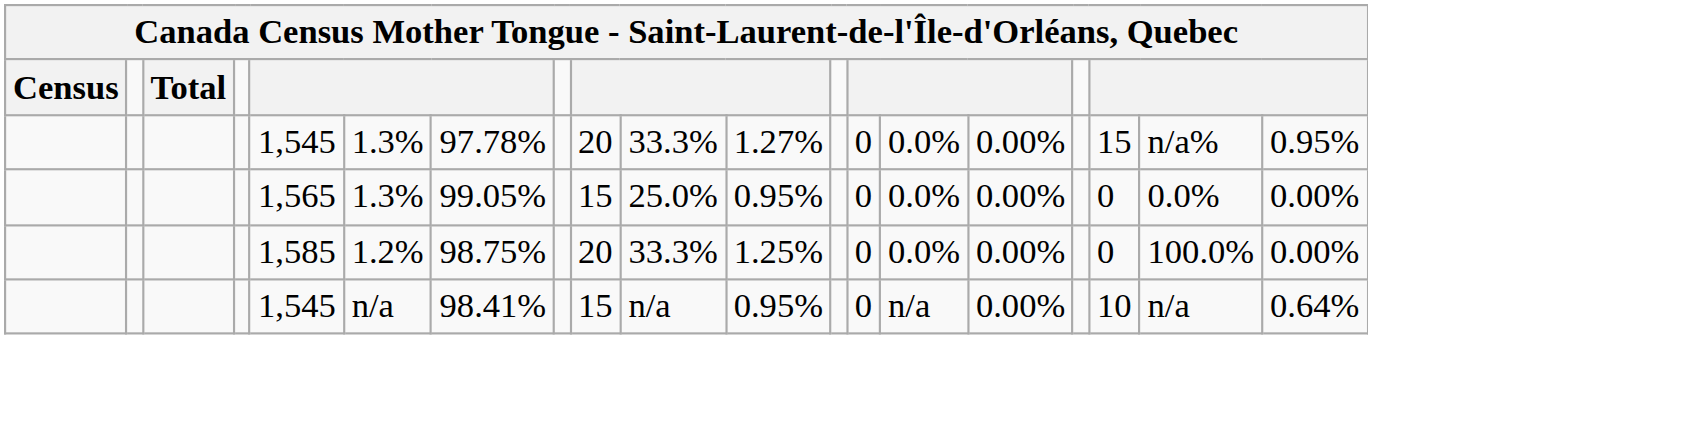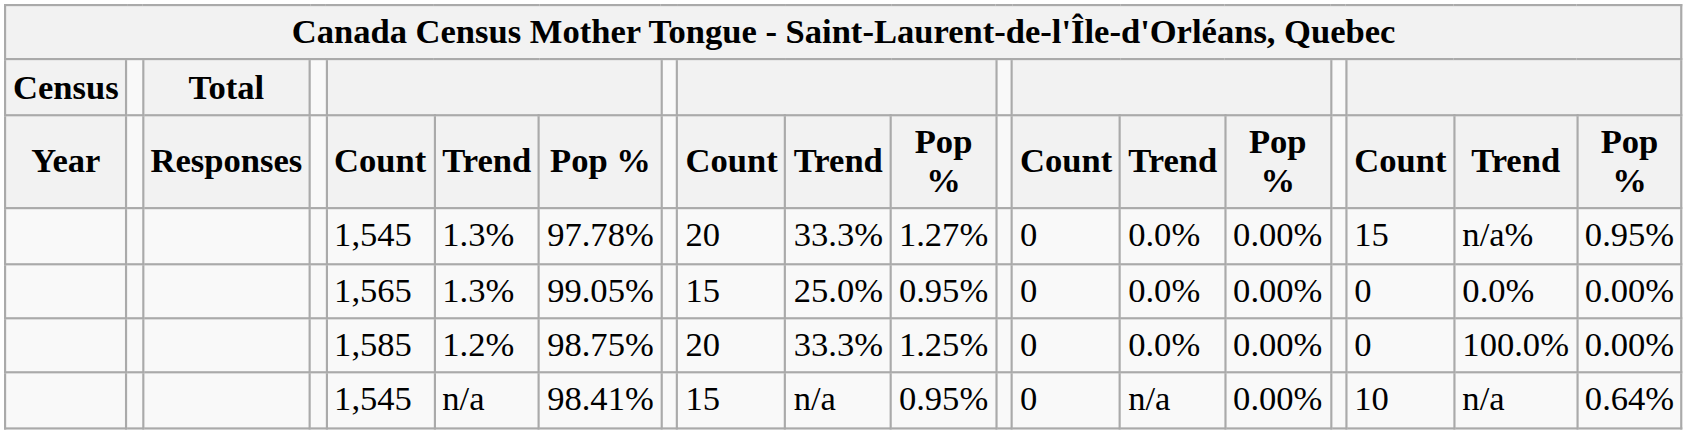+ row: (66, 160)
